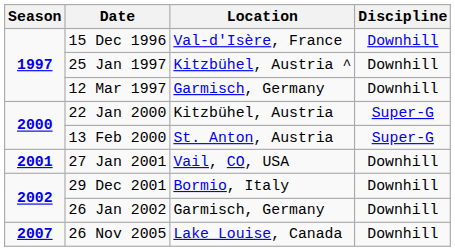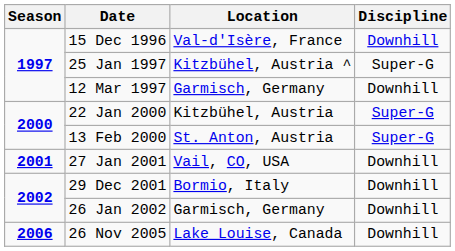(403, 65) Downhill -> (403, 65) Super-G
(35, 234) 2007 -> (35, 234) 2006
